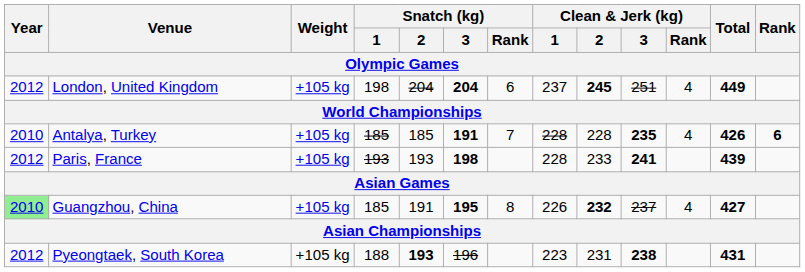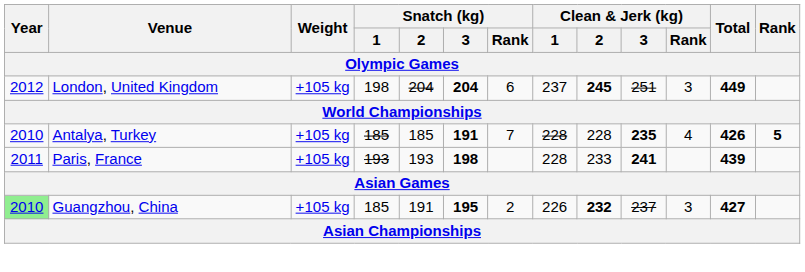(688, 87) 4 -> (688, 87) 3
(777, 135) 6 -> (777, 135) 5
(27, 159) 2012 -> (27, 159) 2011
(510, 207) 8 -> (510, 207) 2
(688, 207) 4 -> (688, 207) 3
- row: (138, 254)
